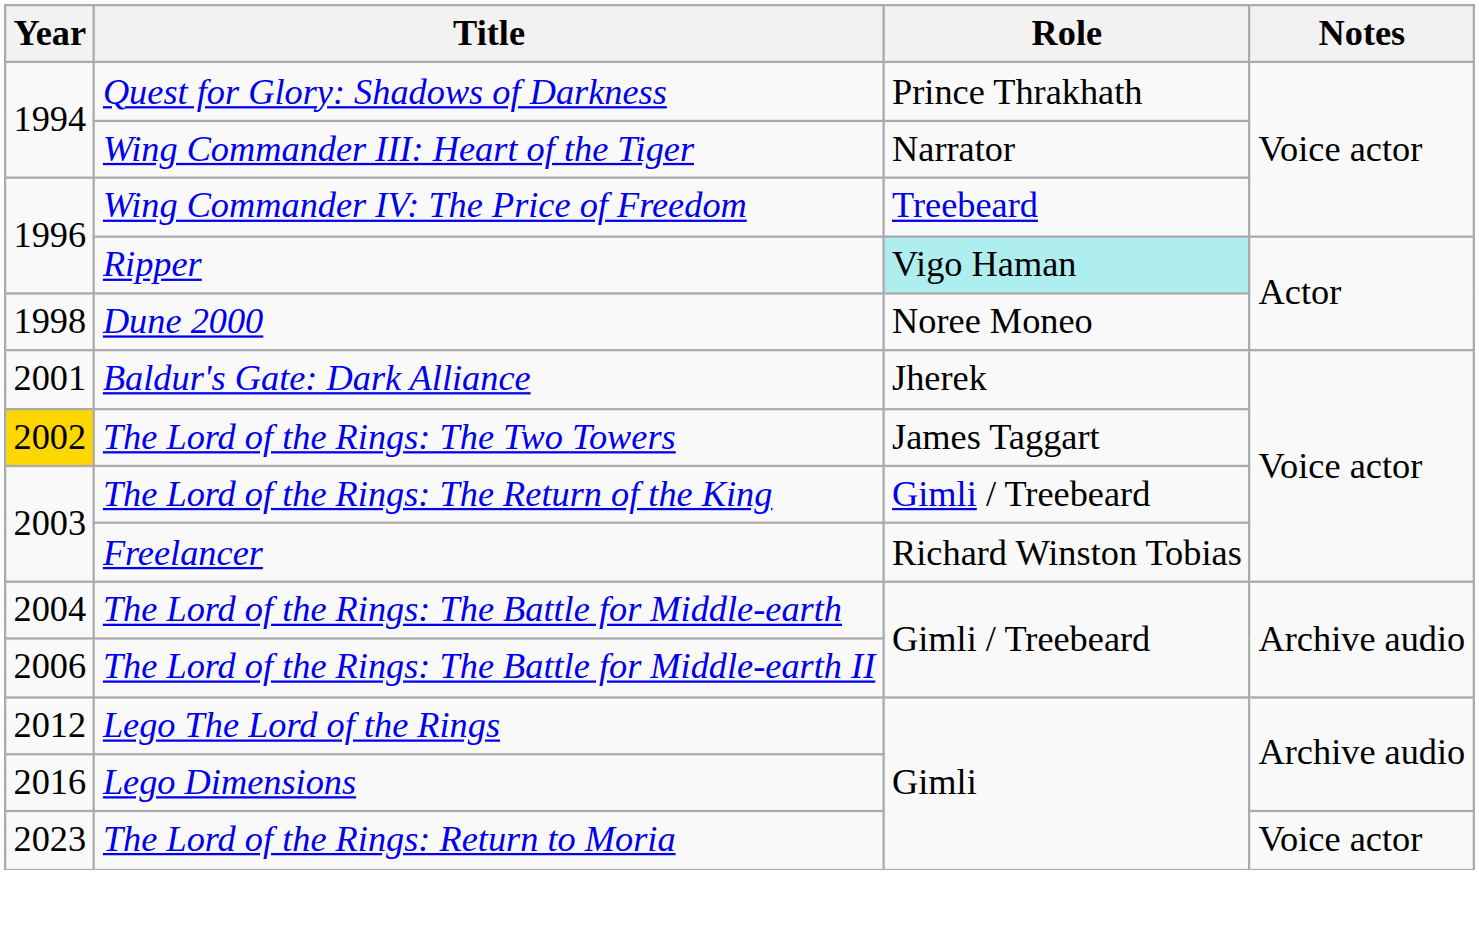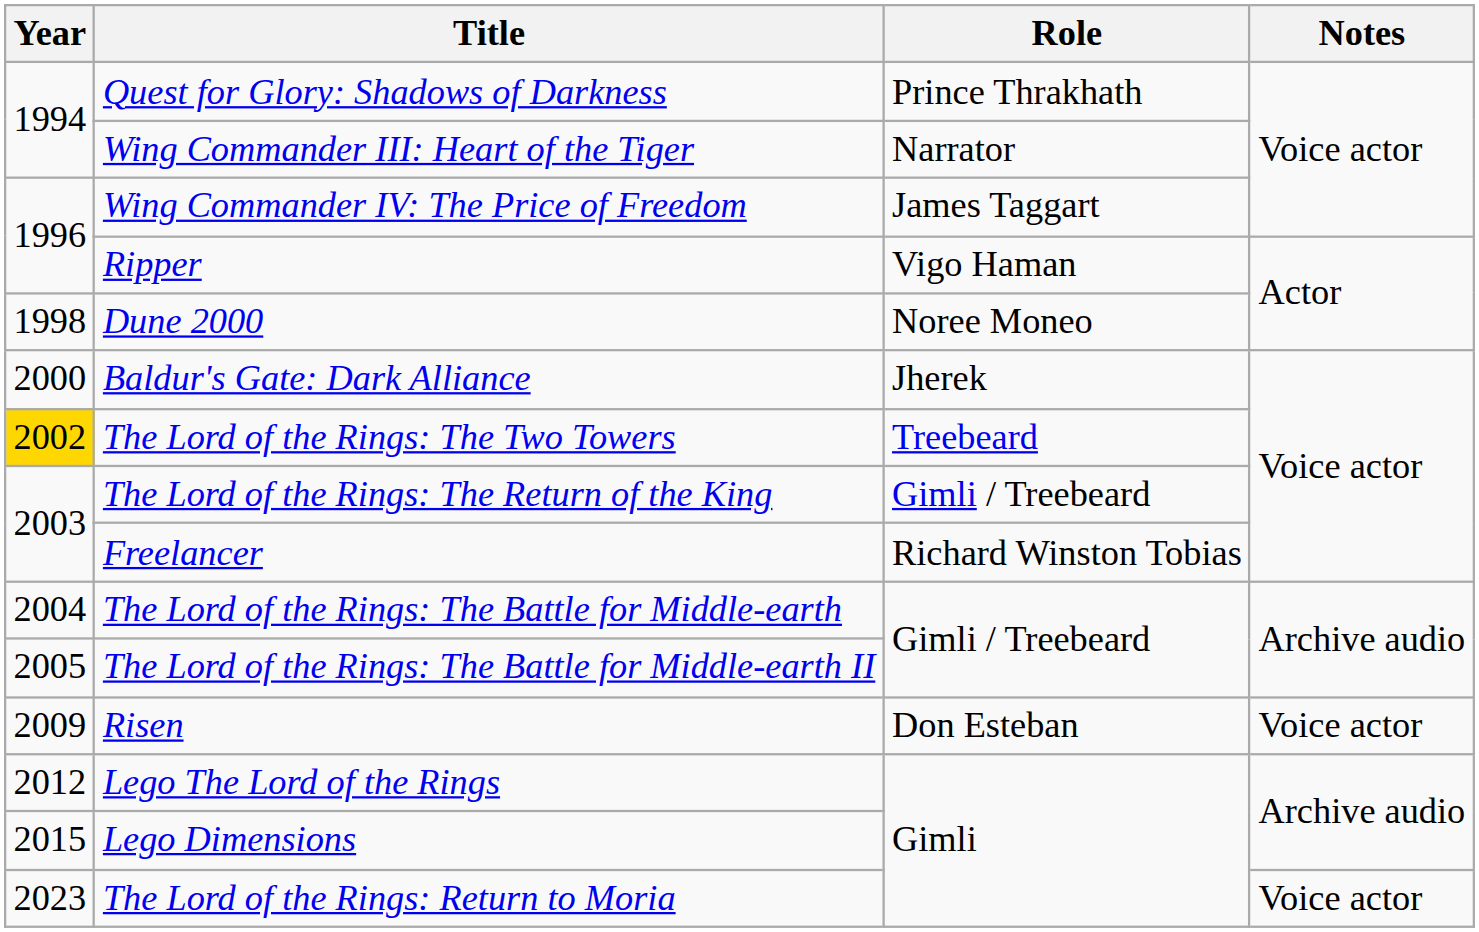(965, 206) Treebeard -> (996, 206) James Taggart
(984, 263) paleturquoise background -> (984, 263) no background
(50, 378) 2001 -> (50, 378) 2000
(996, 436) James Taggart -> (965, 436) Treebeard
(50, 666) 2006 -> (50, 666) 2005
+ row: (143, 724)
(50, 782) 2016 -> (50, 839) 2015
